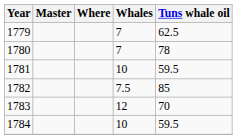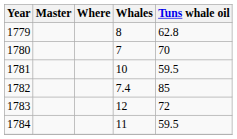(119, 32) 7 -> (119, 32) 8
(168, 32) 62.5 -> (168, 32) 62.8
(164, 50) 78 -> (164, 50) 70
(123, 87) 7.5 -> (123, 87) 7.4
(164, 106) 70 -> (164, 106) 72
(122, 124) 10 -> (121, 124) 11
